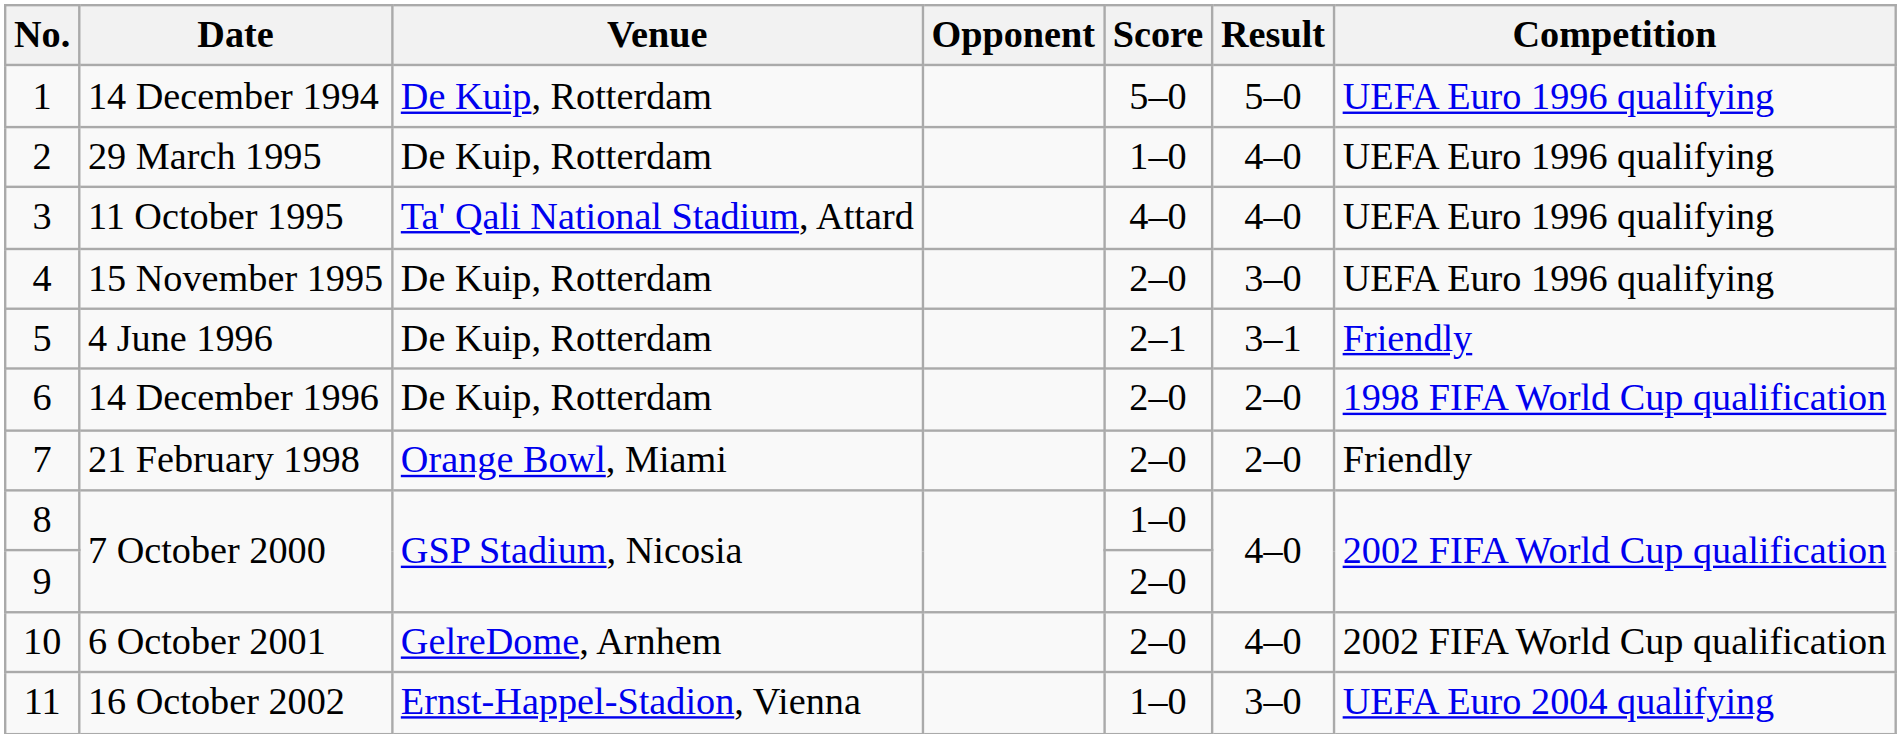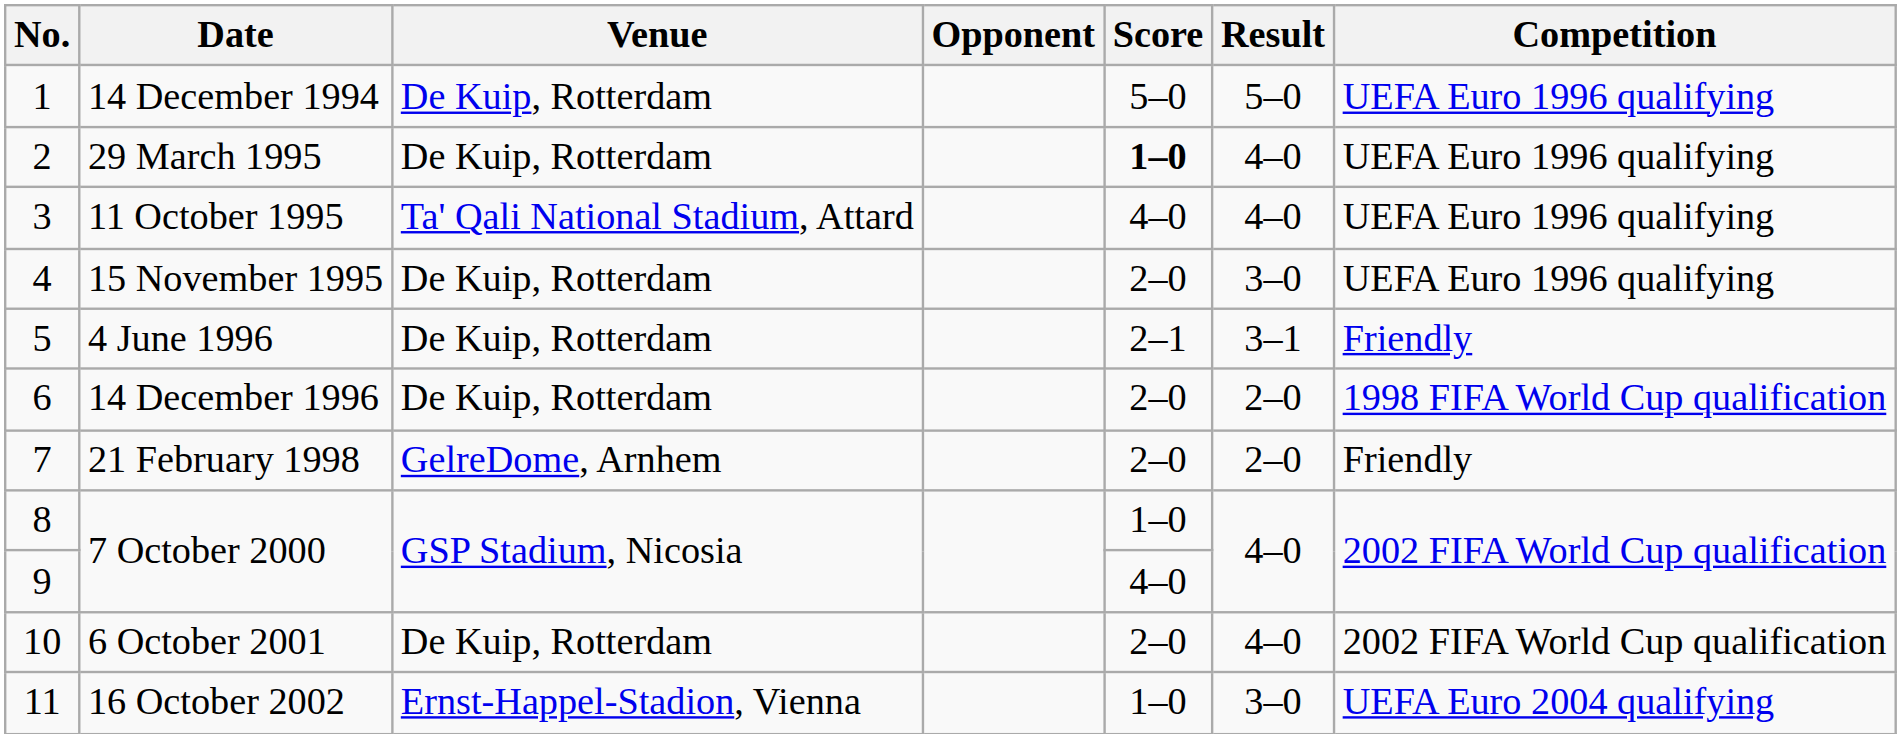(1158, 156) normal -> (1158, 156) bold
(564, 459) Orange Bowl, Miami -> (561, 459) GelreDome, Arnhem
(1158, 580) 2–0 -> (1158, 580) 4–0
(561, 641) GelreDome, Arnhem -> (556, 641) De Kuip, Rotterdam
